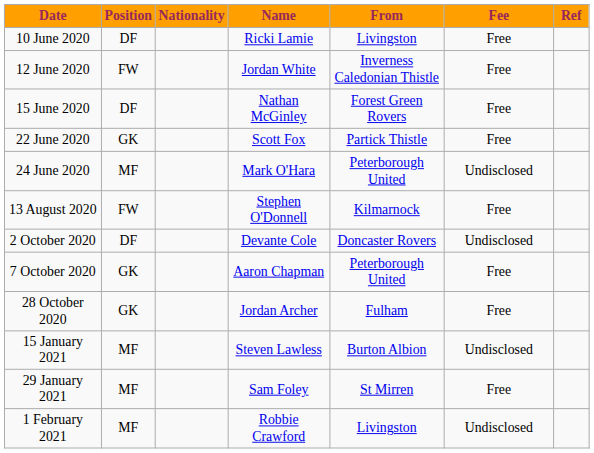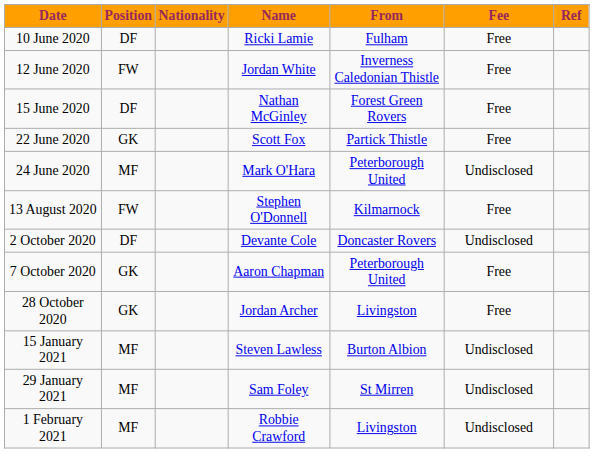(387, 39) Livingston -> (387, 39) Fulham
(387, 311) Fulham -> (387, 311) Livingston
(499, 389) Free -> (499, 389) Undisclosed
